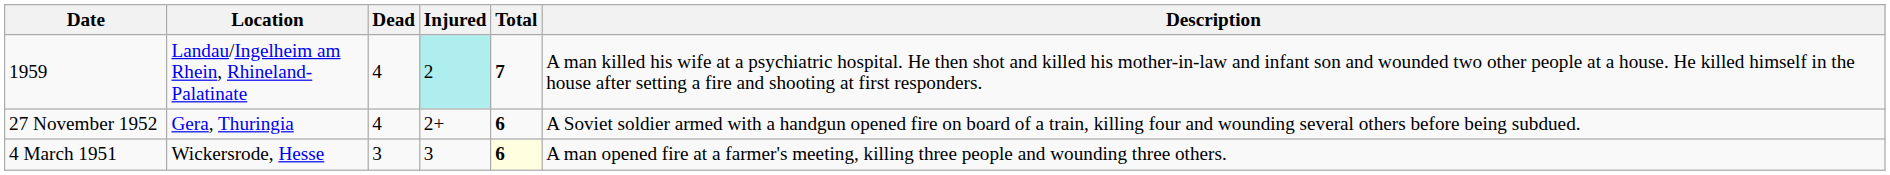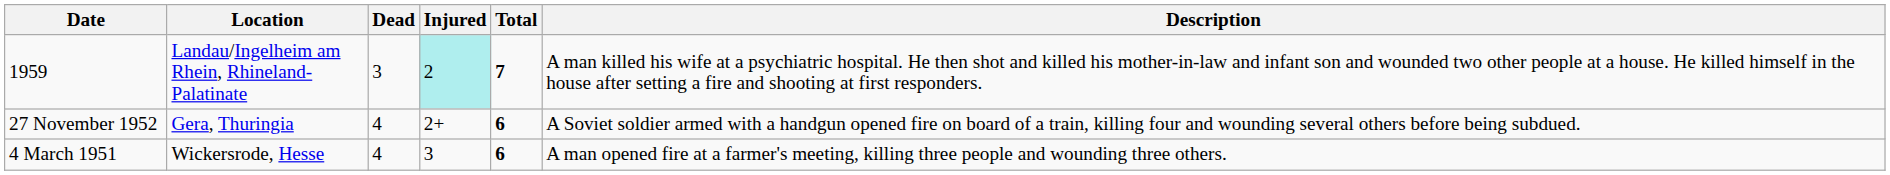(377, 71) 4 -> (377, 71) 3
(377, 154) 3 -> (377, 154) 4
(500, 154) lightyellow background -> (500, 154) no background
